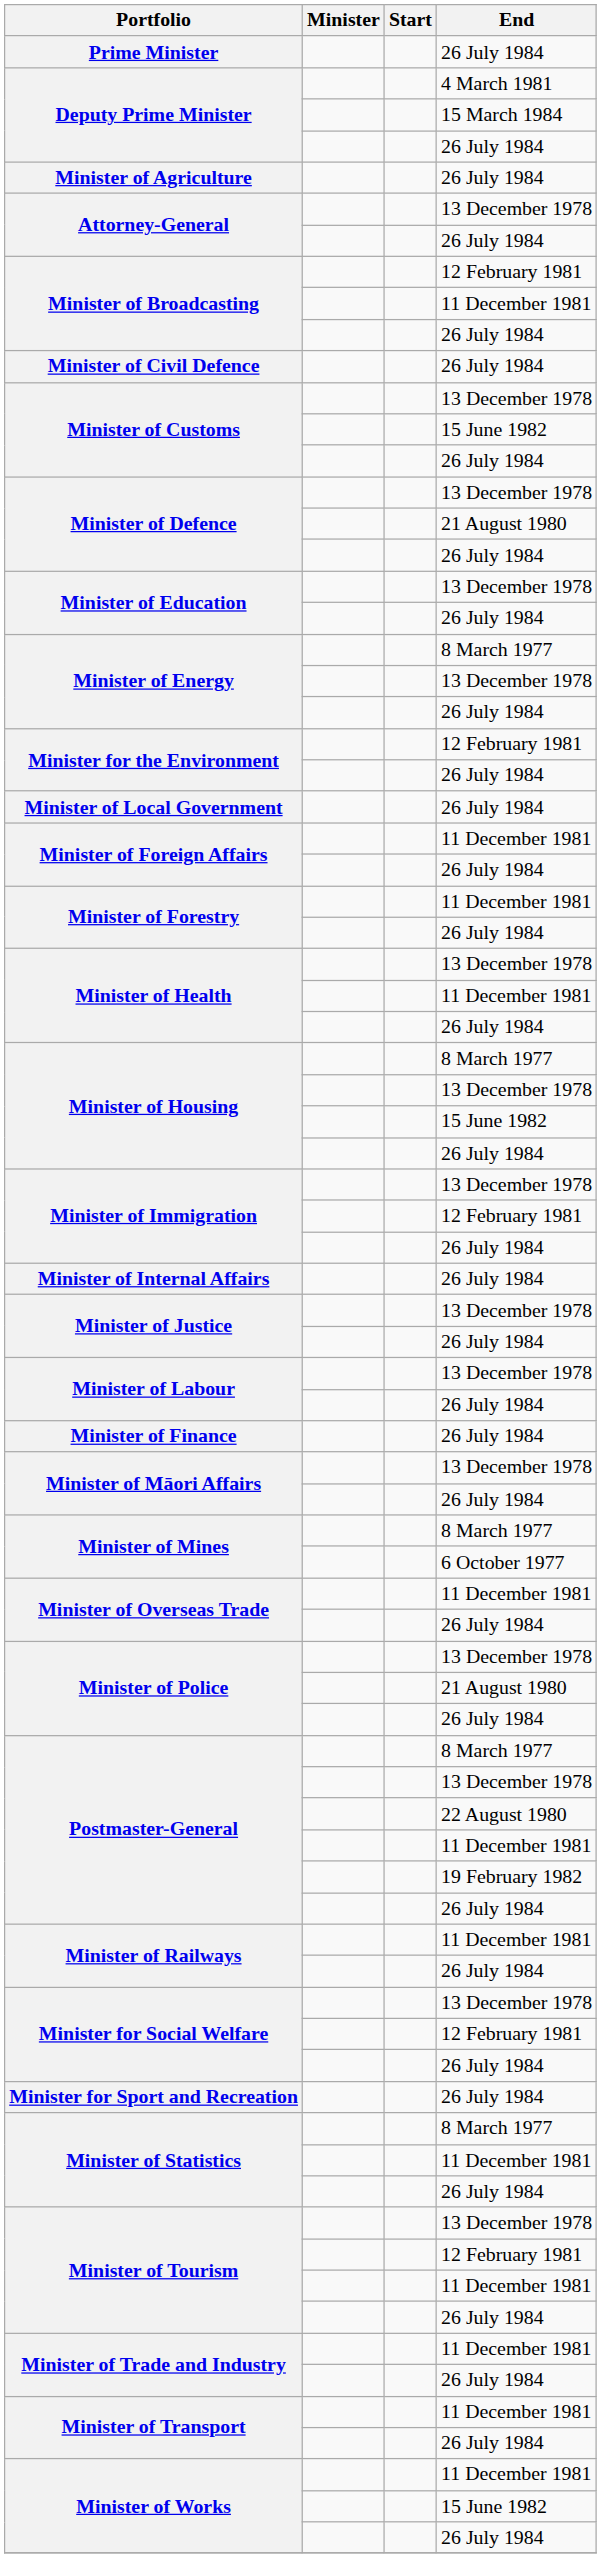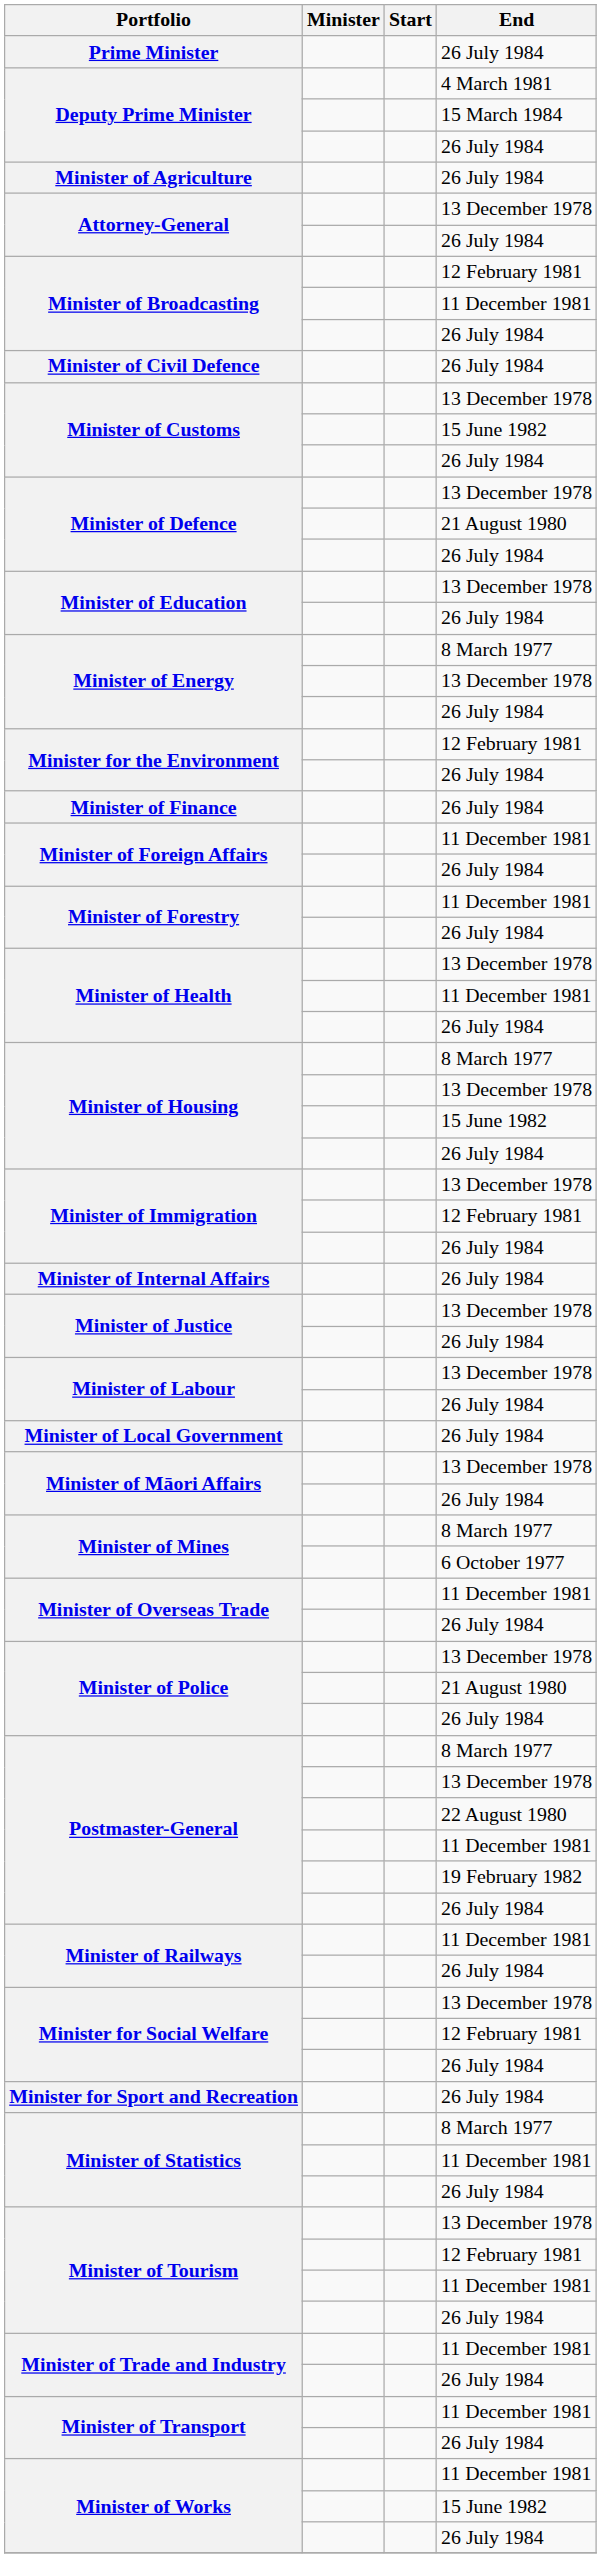rows swapped: (154, 1436) <-> (154, 806)
